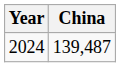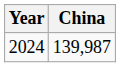(82, 47) 139,487 -> (82, 47) 139,987
